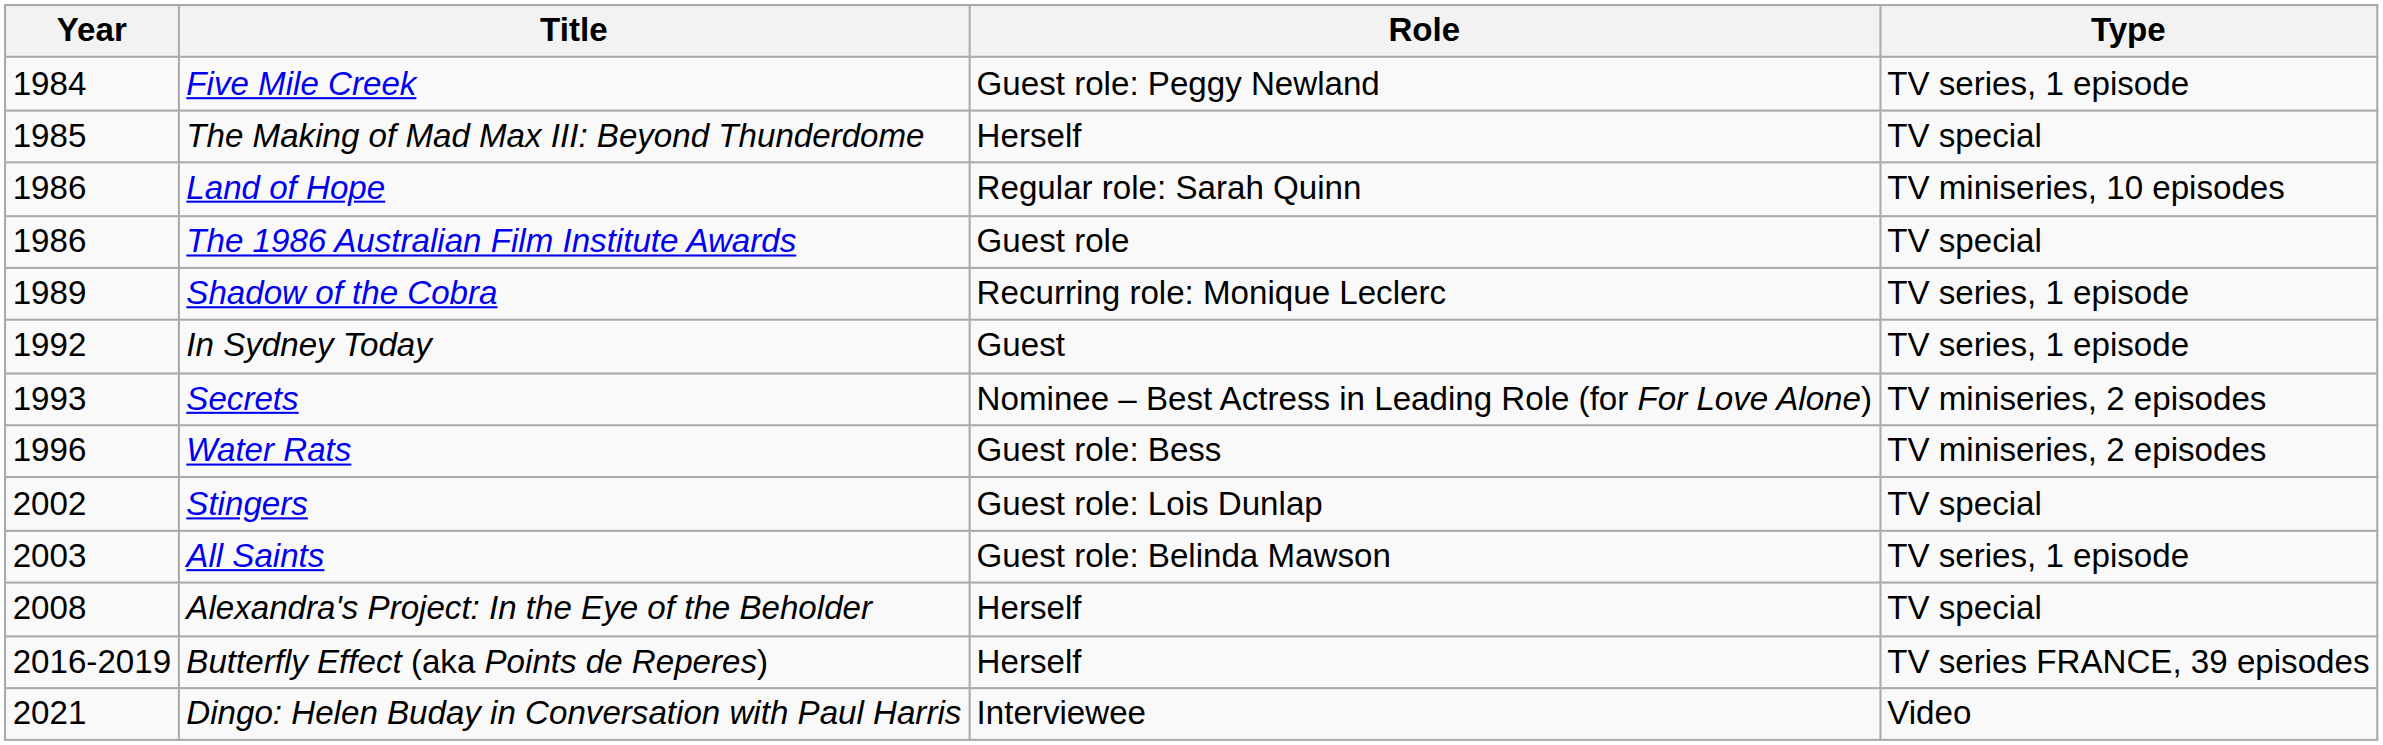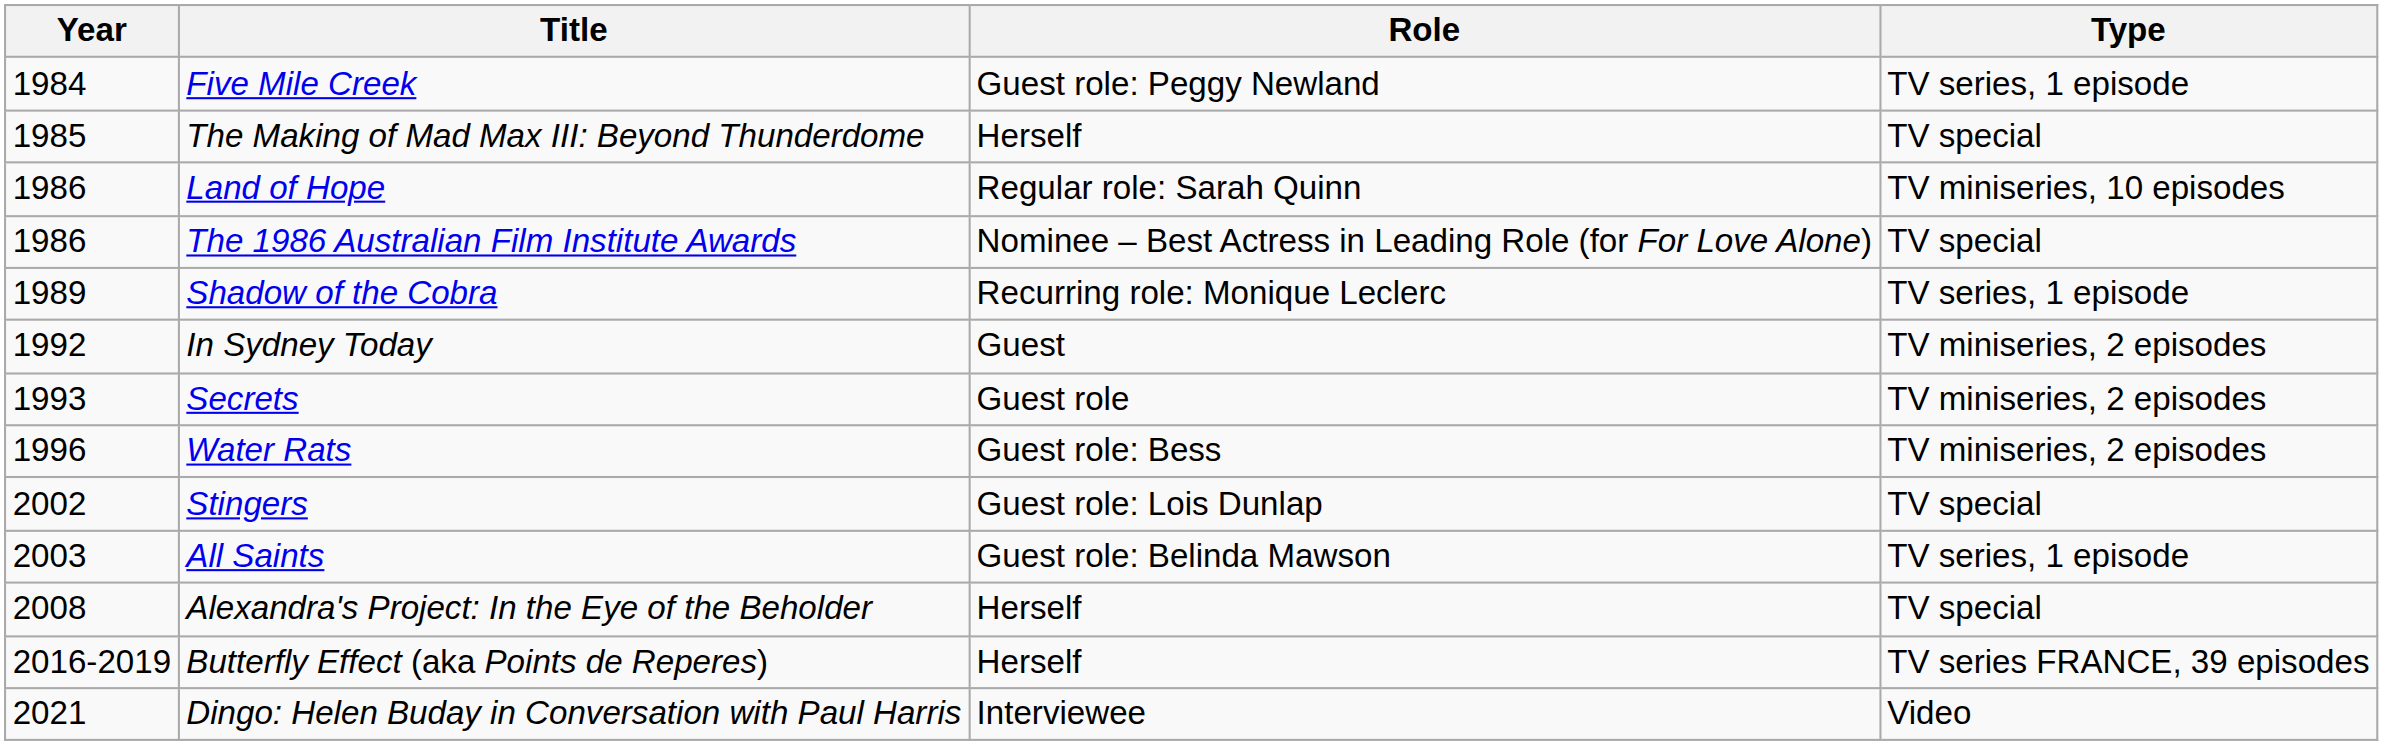(1053, 240) Guest role -> (1424, 240) Nominee – Best Actress in Leading Role (for For Love Alone)
(2038, 345) TV series, 1 episode -> (2077, 345) TV miniseries, 2 episodes
(1424, 398) Nominee – Best Actress in Leading Role (for For Love Alone) -> (1053, 398) Guest role
